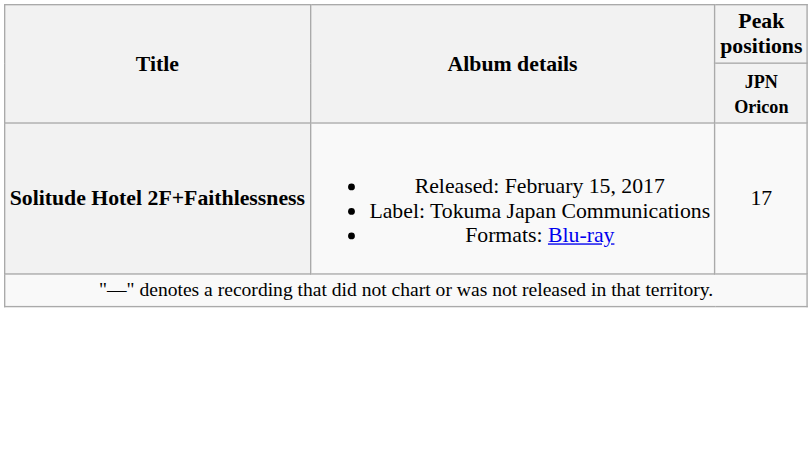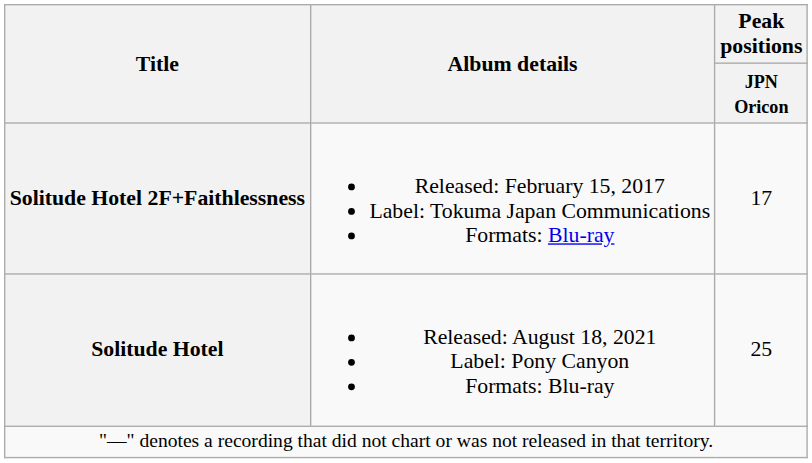+ row: (157, 349)
